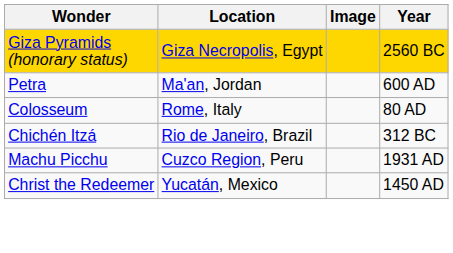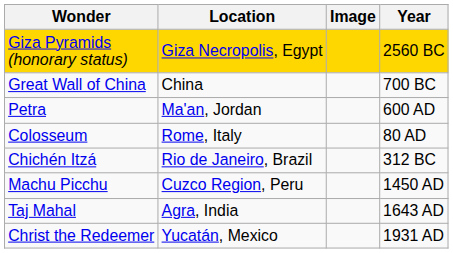+ row: (77, 85)
(413, 160) 1931 AD -> (413, 185) 1450 AD
+ row: (42, 210)
(413, 185) 1450 AD -> (413, 235) 1931 AD
